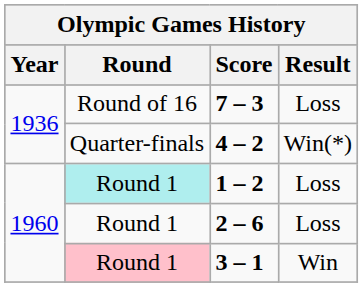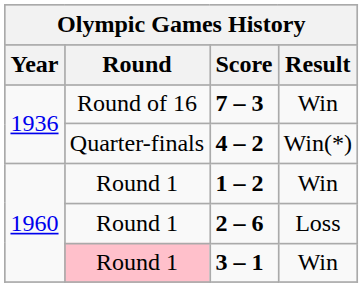(318, 104) Loss -> (318, 104) Win
(137, 183) paleturquoise background -> (137, 183) no background
(318, 183) Loss -> (318, 183) Win
